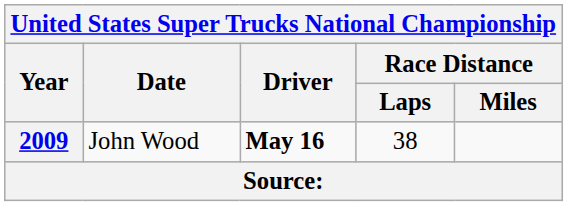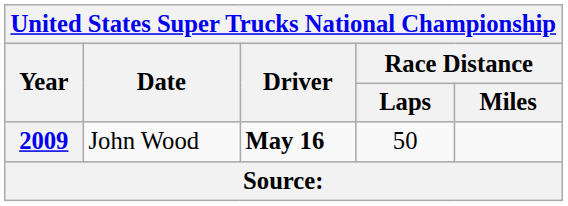(405, 141) 38 -> (405, 141) 50
